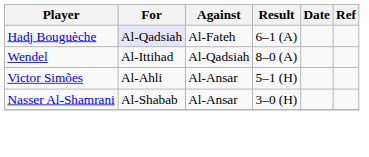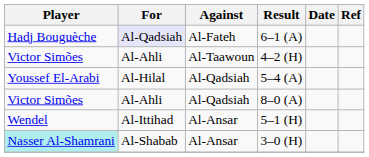+ row: (281, 57)
+ row: (281, 78)
(28, 57) Wendel -> (45, 99) Victor Simões
(147, 57) Al-Ittihad -> (142, 99) Al-Ahli
(45, 78) Victor Simões -> (28, 120) Wendel
(142, 78) Al-Ahli -> (147, 120) Al-Ittihad
(61, 99) no background -> (61, 141) paleturquoise background
